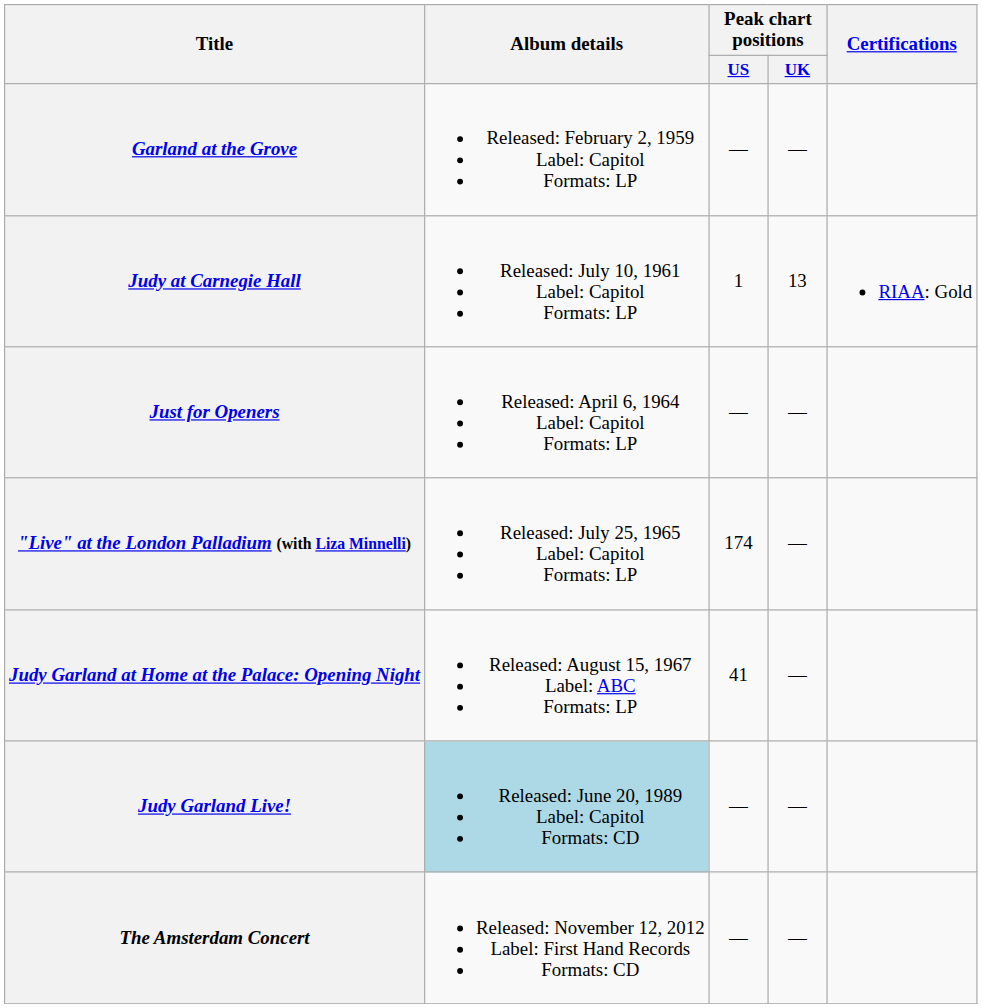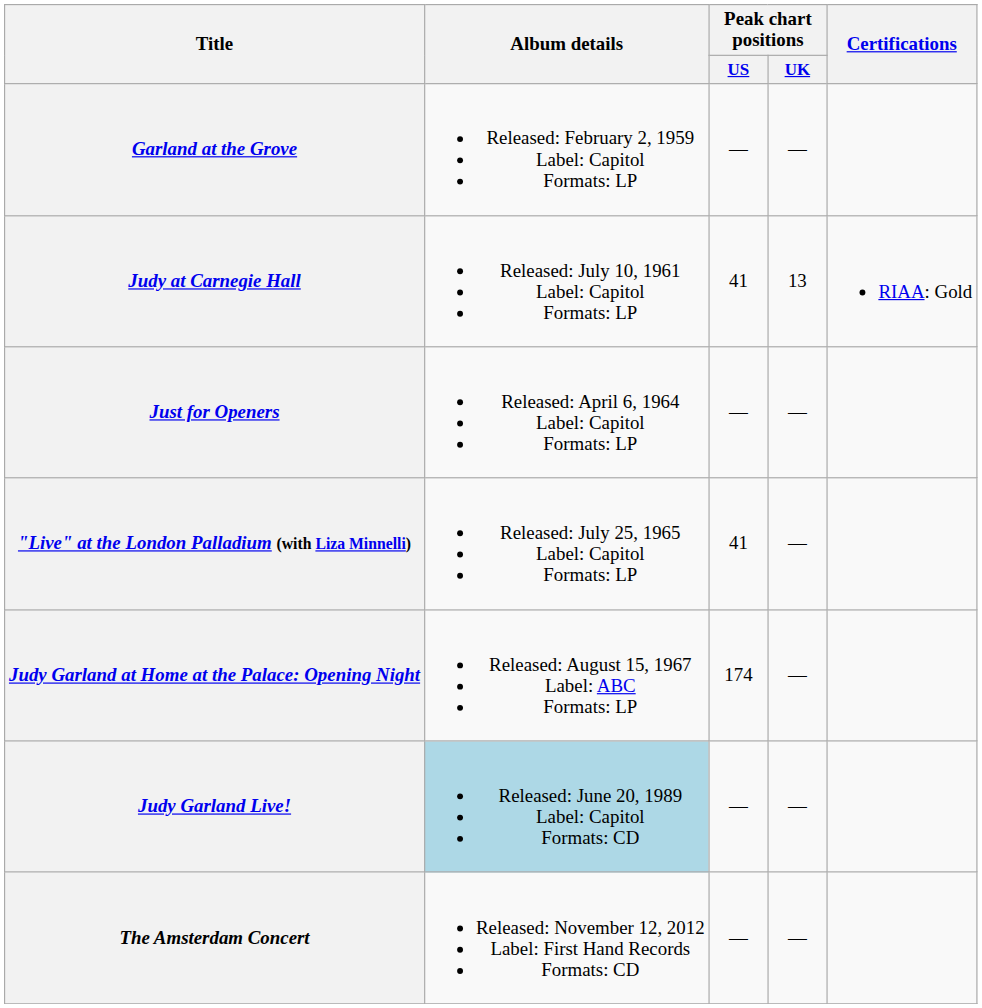(738, 280) 1 -> (738, 280) 41
(738, 543) 174 -> (738, 543) 41
(738, 675) 41 -> (738, 675) 174
